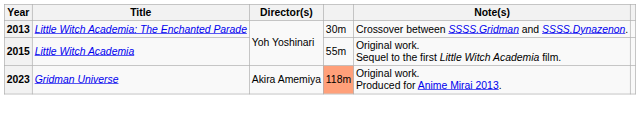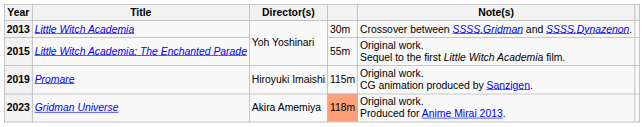(141, 29) Little Witch Academia: The Enchanted Parade -> (84, 29) Little Witch Academia
(84, 51) Little Witch Academia -> (141, 51) Little Witch Academia: The Enchanted Parade
+ row: (18, 79)
